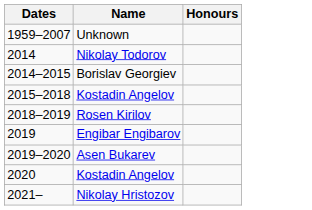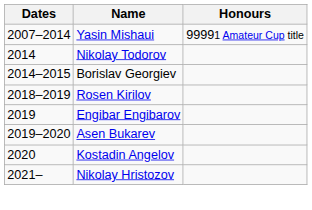- row: (39, 34)
+ row: (39, 34)
- row: (39, 94)
